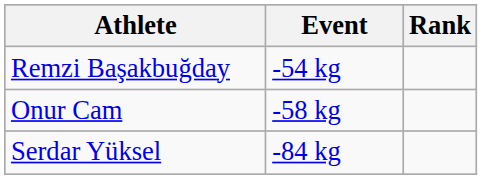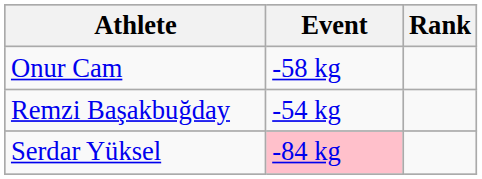rows swapped: (120, 67) <-> (67, 109)
(306, 151) no background -> (306, 151) pink background
